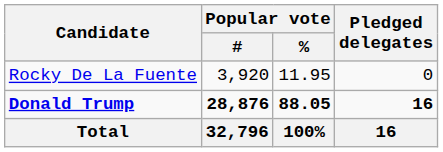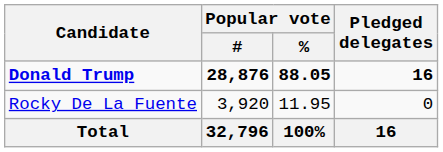rows swapped: (72, 104) <-> (103, 76)
